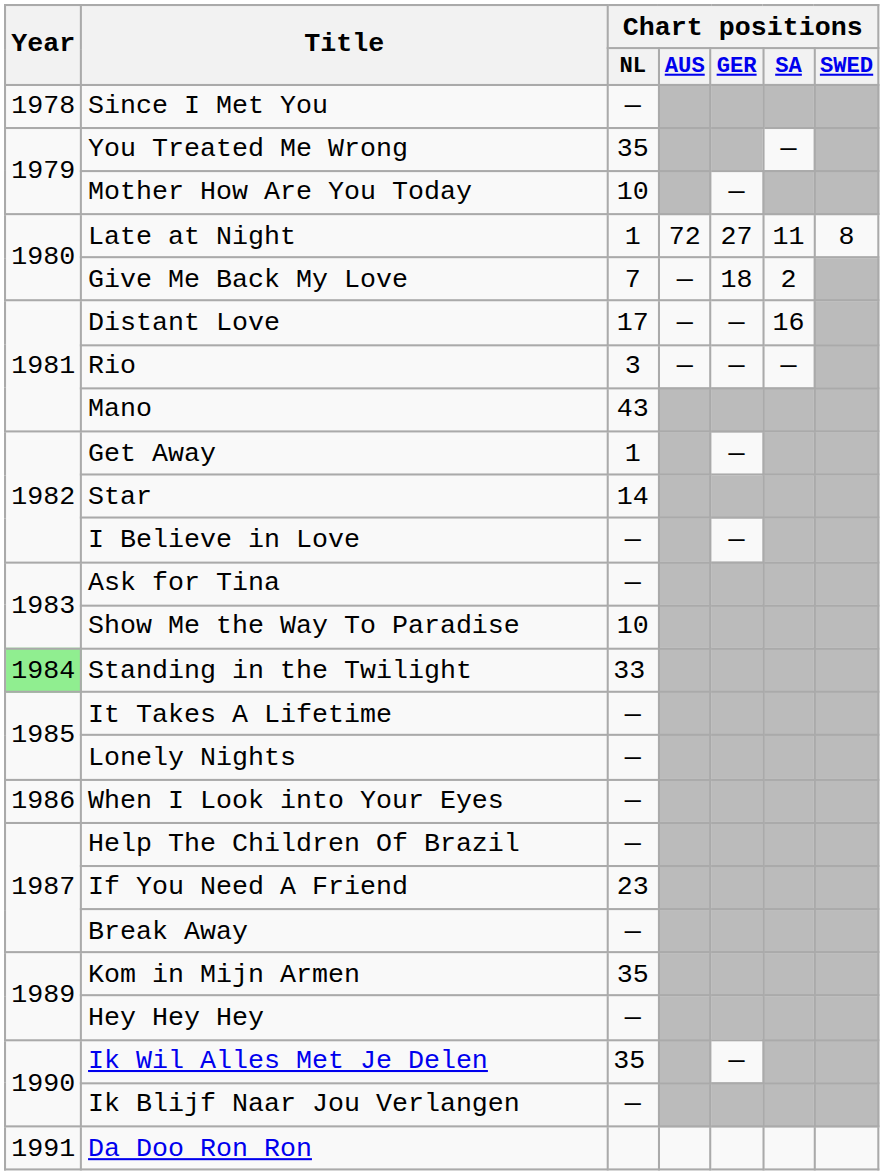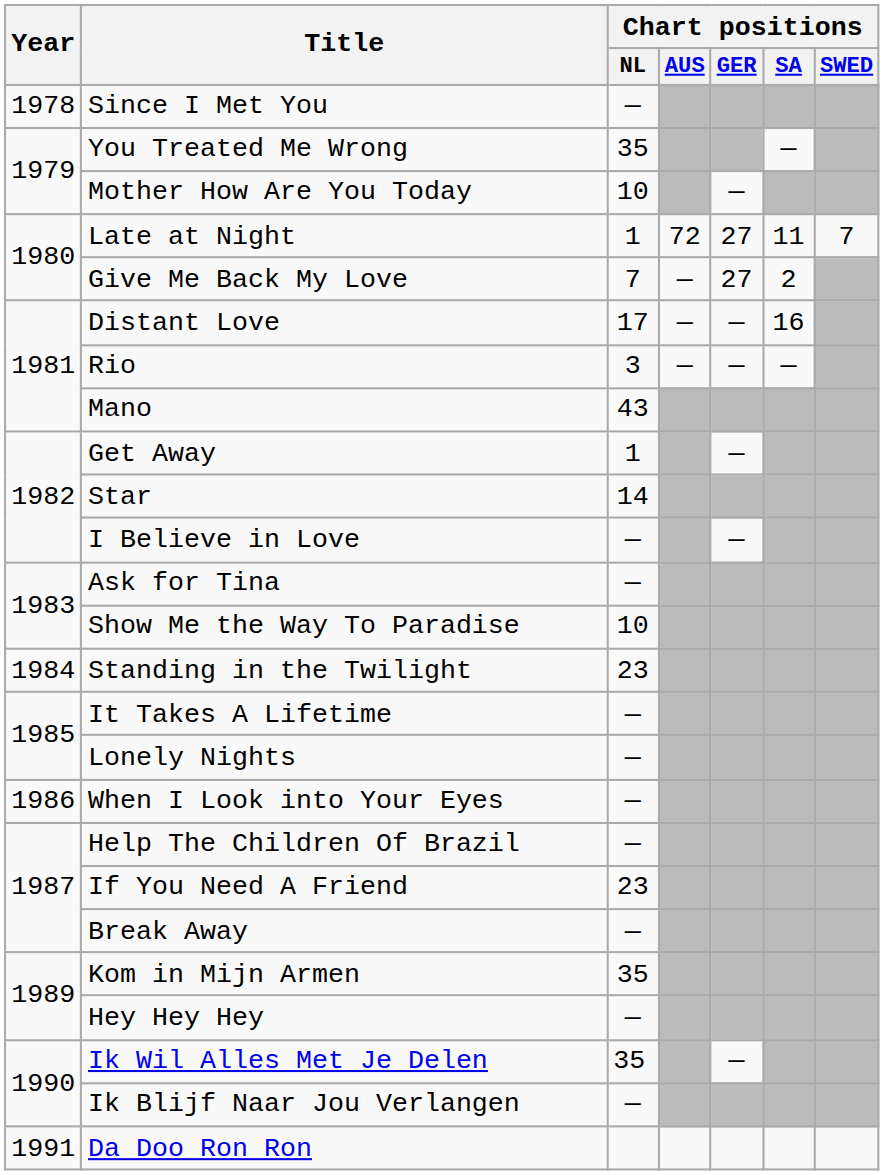(847, 236) 8 -> (847, 236) 7
(737, 279) 18 -> (737, 279) 27
(43, 670) lightgreen background -> (43, 670) no background
(629, 670) 33 -> (633, 670) 23
